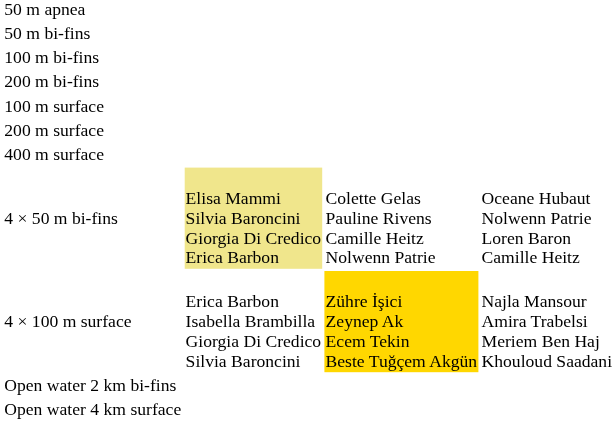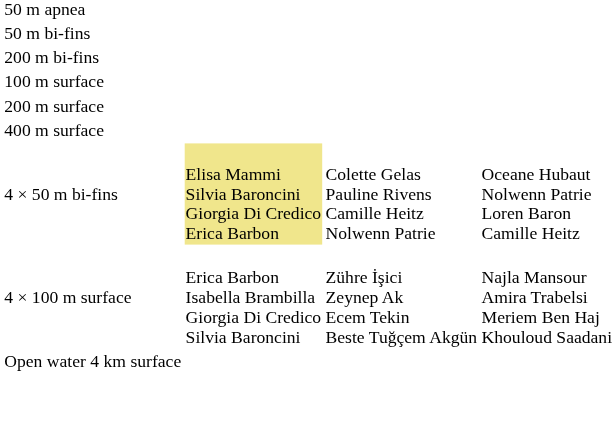- row: (52, 57)
(401, 331) gold background -> (401, 307) no background
- row: (90, 385)
